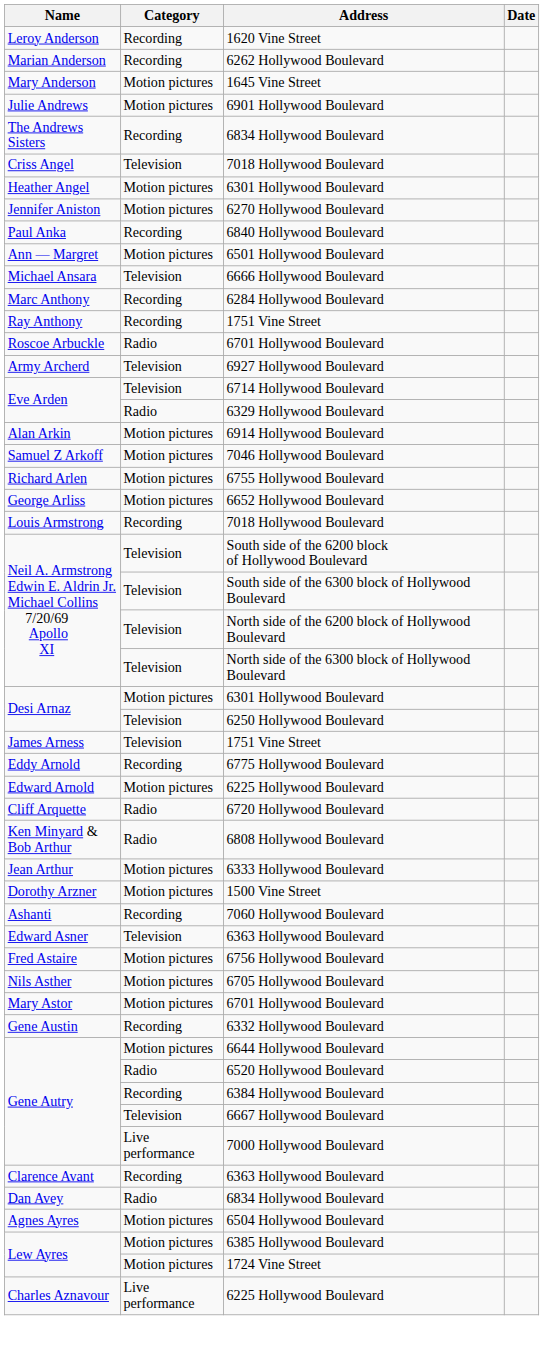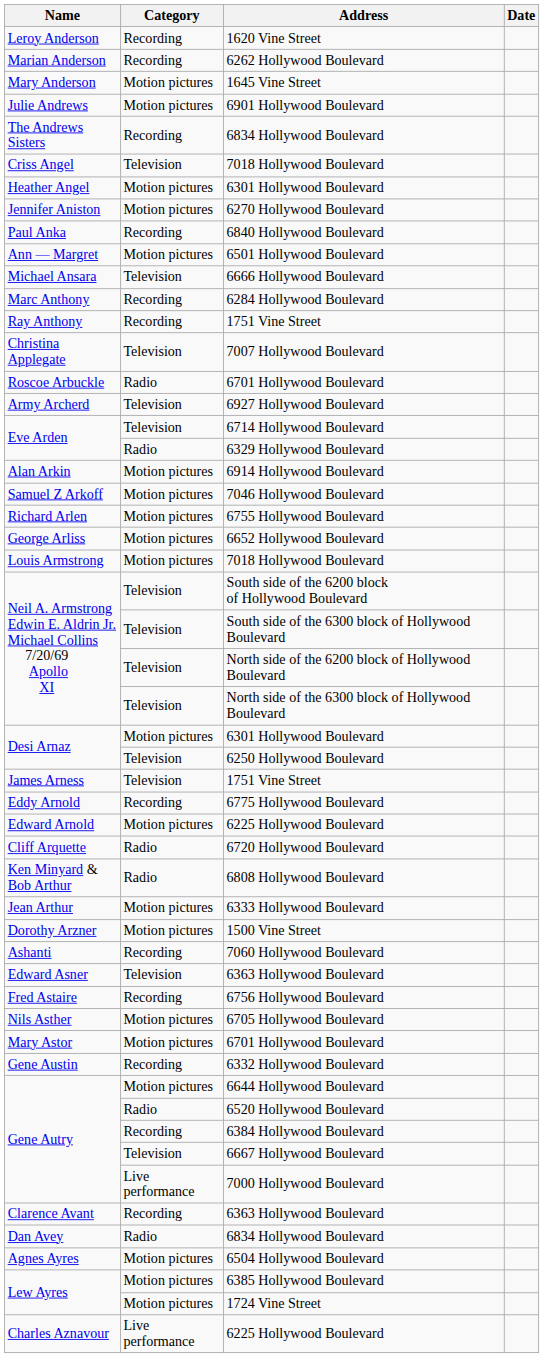+ row: (37, 352)
(153, 522) Recording -> (168, 560) Motion pictures
(168, 959) Motion pictures -> (153, 997) Recording
